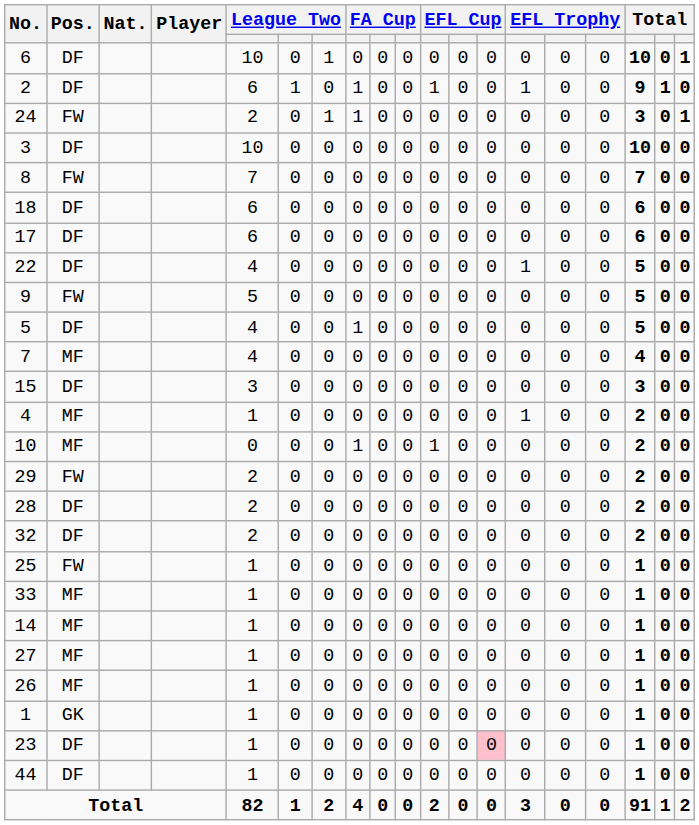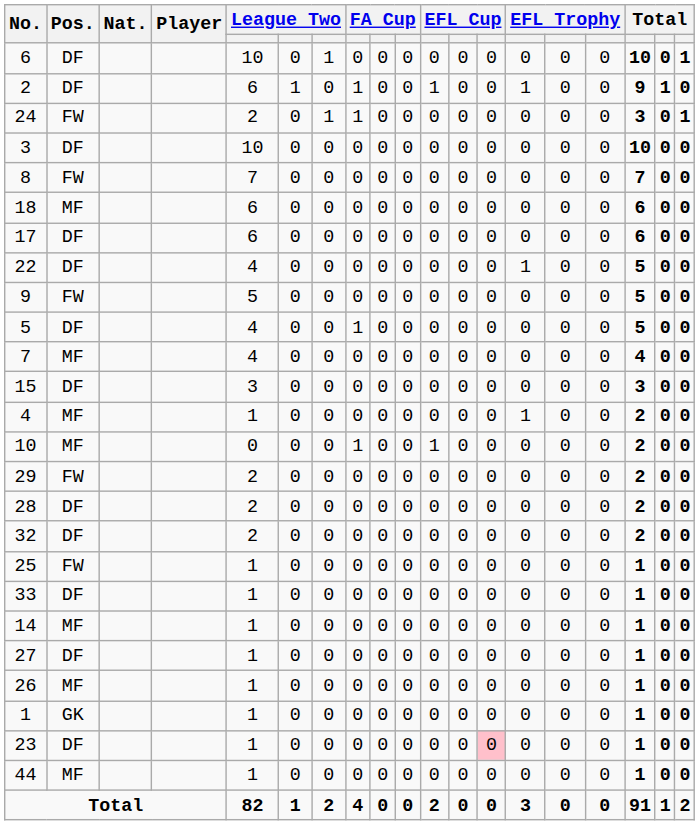(73, 208) DF -> (73, 208) MF
(73, 596) MF -> (73, 596) DF
(73, 656) MF -> (73, 656) DF
(73, 775) DF -> (73, 775) MF
